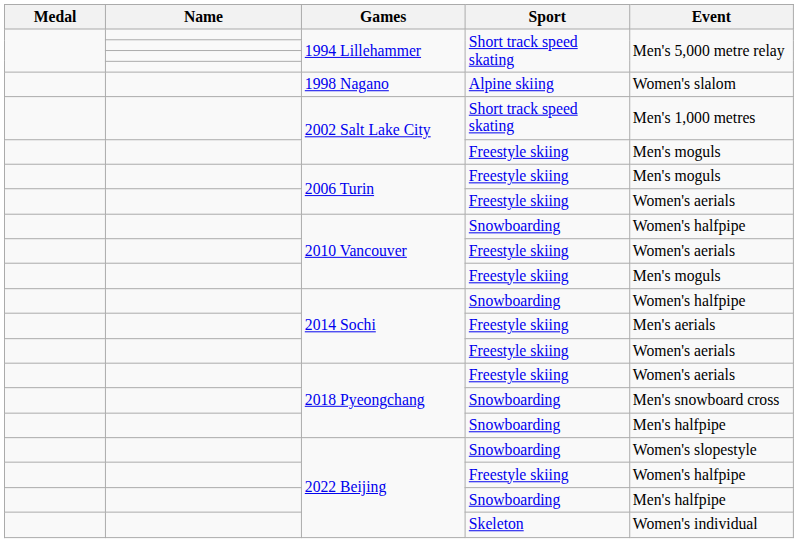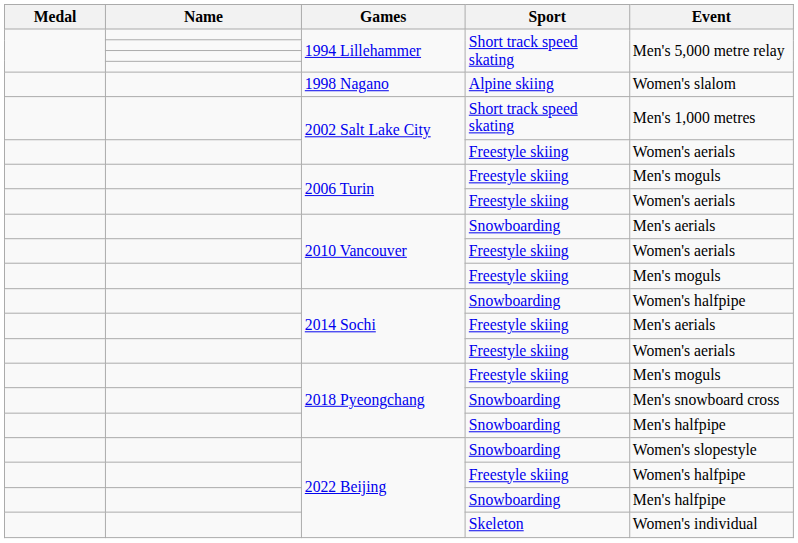(677, 151) Men's moguls -> (684, 151) Women's aerials
(689, 226) Women's halfpipe -> (674, 226) Men's aerials
(684, 375) Women's aerials -> (677, 375) Men's moguls
